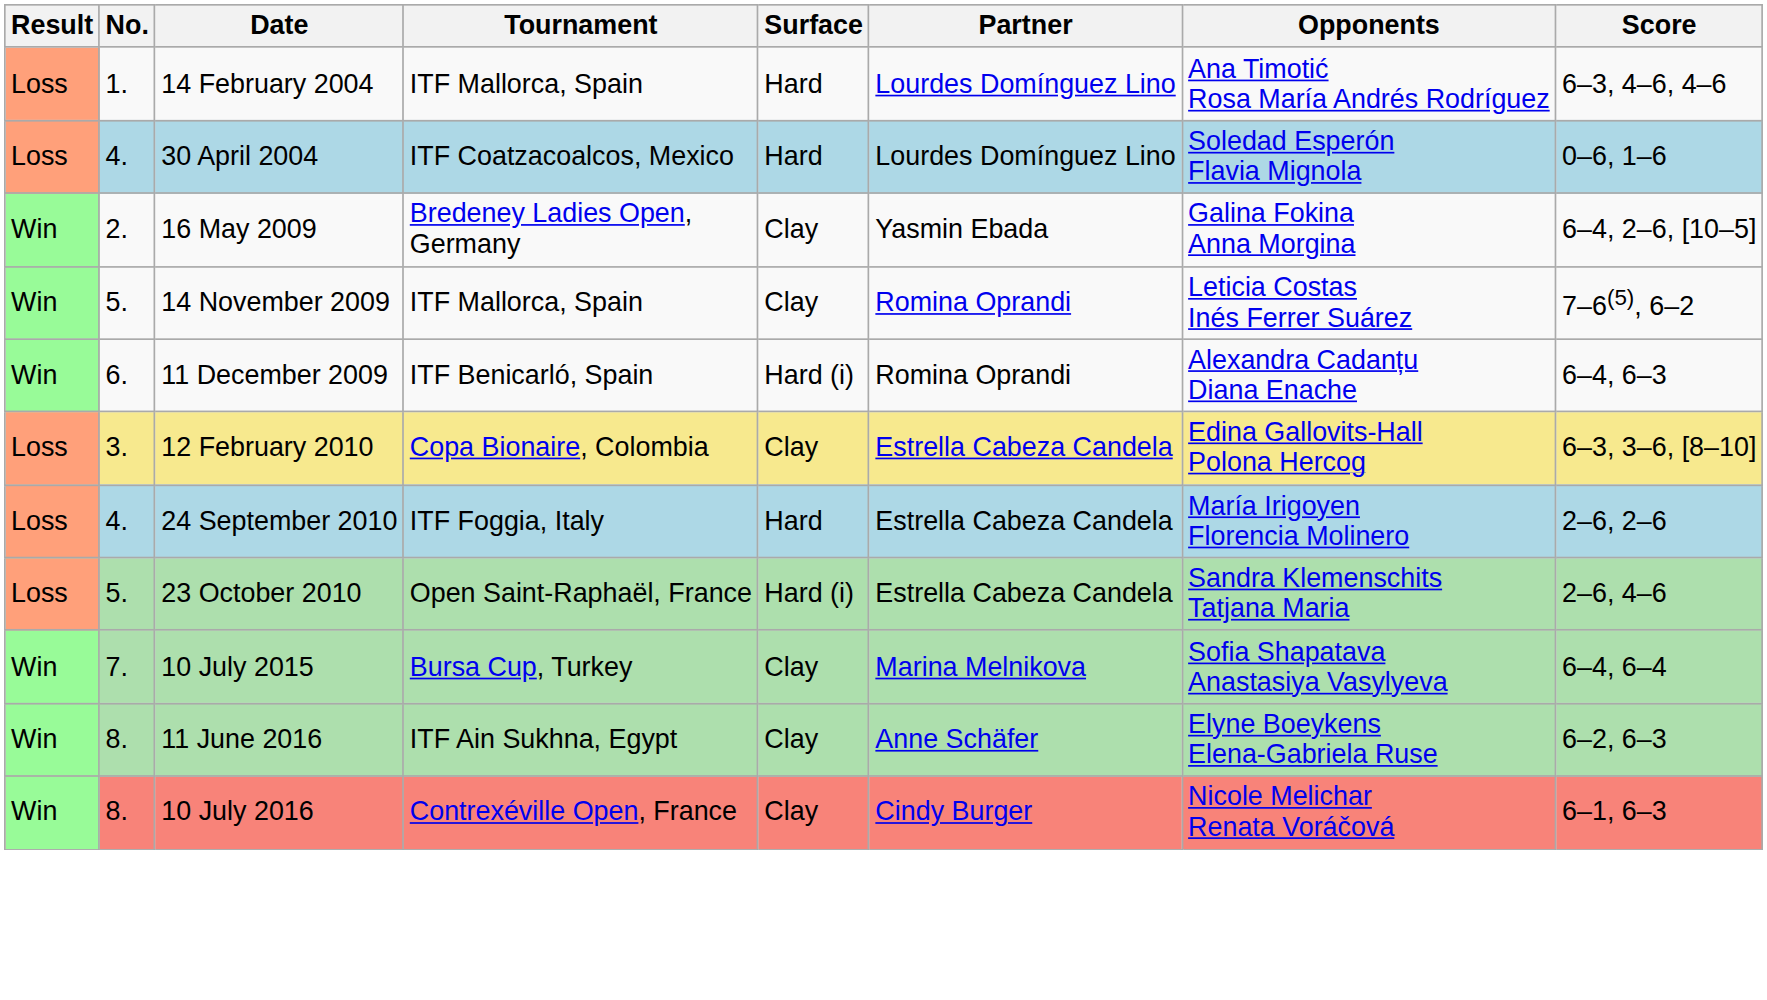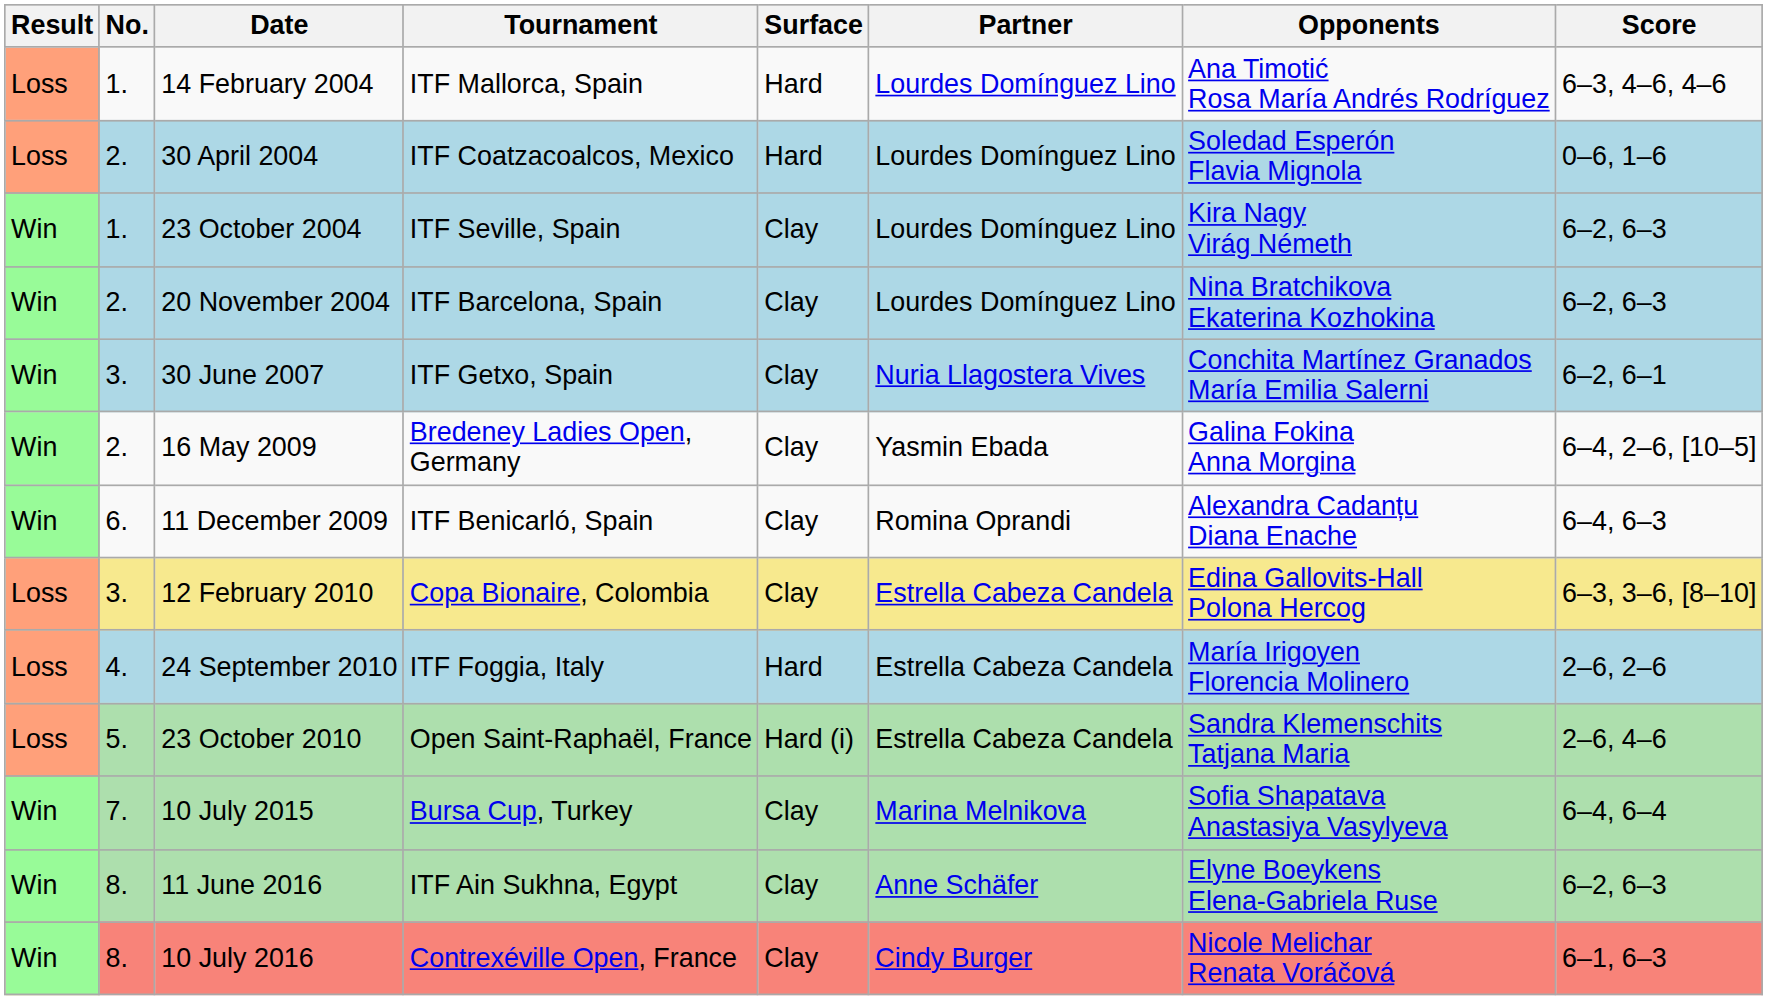(117, 156) 4. -> (117, 156) 2.
+ row: (261, 229)
+ row: (276, 302)
+ row: (243, 375)
- row: (276, 302)
(809, 375) Hard (i) -> (791, 520) Clay
